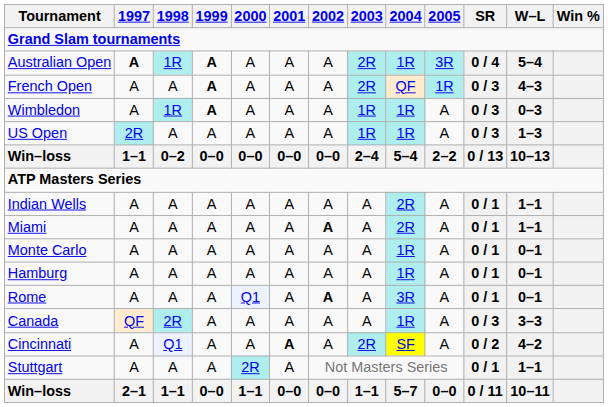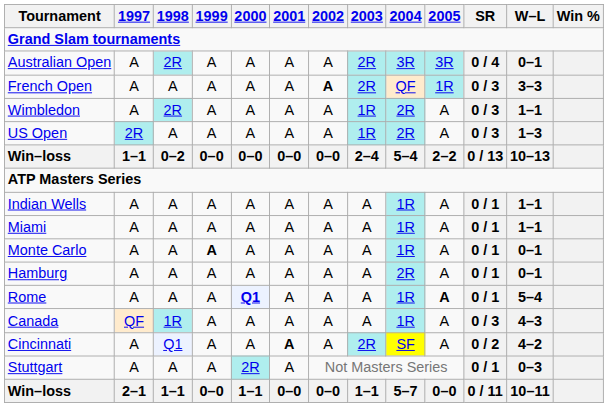(134, 62) bold -> (134, 62) normal
(173, 62) 1R -> (173, 62) 2R
(212, 62) bold -> (212, 62) normal
(406, 62) 1R -> (406, 62) 3R
(530, 62) 5–4 -> (530, 62) 0–1
(212, 86) bold -> (212, 86) normal
(328, 86) normal -> (328, 86) bold
(530, 86) 4–3 -> (530, 86) 3–3
(173, 109) 1R -> (173, 109) 2R
(212, 109) bold -> (212, 109) normal
(406, 109) 1R -> (406, 109) 2R
(530, 109) 0–3 -> (530, 109) 1–1
(406, 132) 1R -> (406, 132) 2R
(406, 203) 2R -> (406, 203) 1R
(328, 226) bold -> (328, 226) normal
(406, 226) 2R -> (406, 226) 1R
(212, 249) normal -> (212, 249) bold
(406, 273) 1R -> (406, 273) 2R
(250, 296) normal -> (250, 296) bold
(328, 296) bold -> (328, 296) normal
(406, 296) 3R -> (406, 296) 1R
(444, 296) normal -> (444, 296) bold
(530, 296) 0–1 -> (530, 296) 5–4
(173, 320) 2R -> (173, 320) 1R
(530, 320) 3–3 -> (530, 320) 4–3
(530, 367) 1–1 -> (530, 367) 0–3
